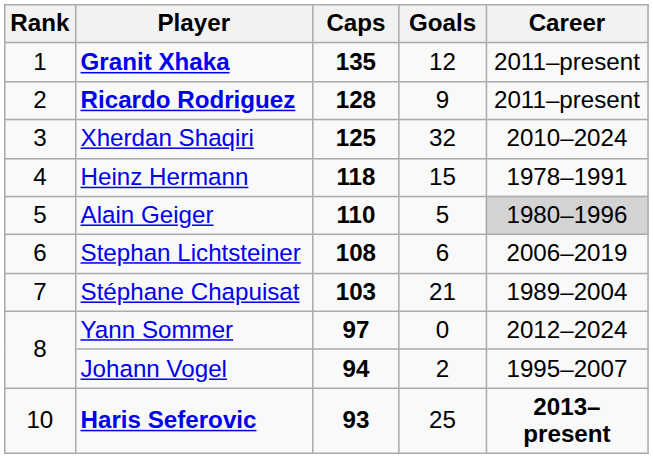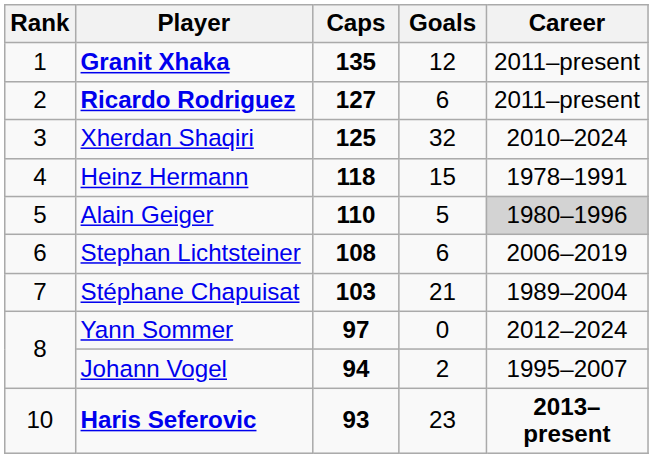(356, 100) 128 -> (356, 100) 127
(443, 100) 9 -> (443, 100) 6
(443, 420) 25 -> (443, 420) 23
